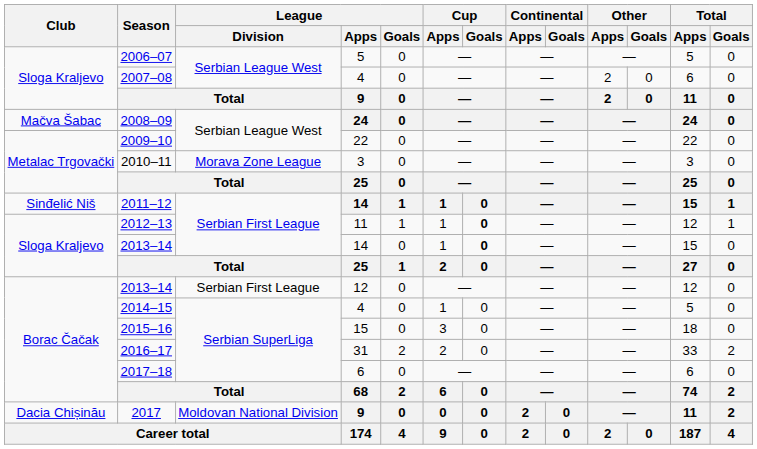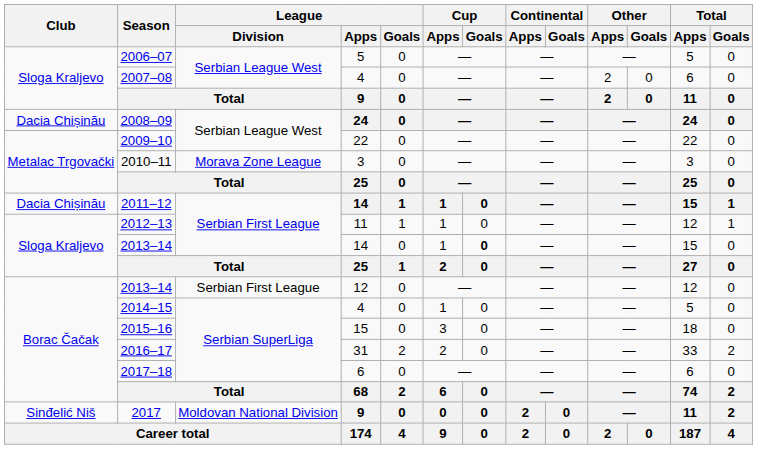(61, 120) Mačva Šabac -> (61, 120) Dacia Chișinău
(61, 204) Sinđelić Niš -> (61, 204) Dacia Chișinău
(484, 225) bold -> (484, 225) normal
(61, 413) Dacia Chișinău -> (61, 413) Sinđelić Niš
